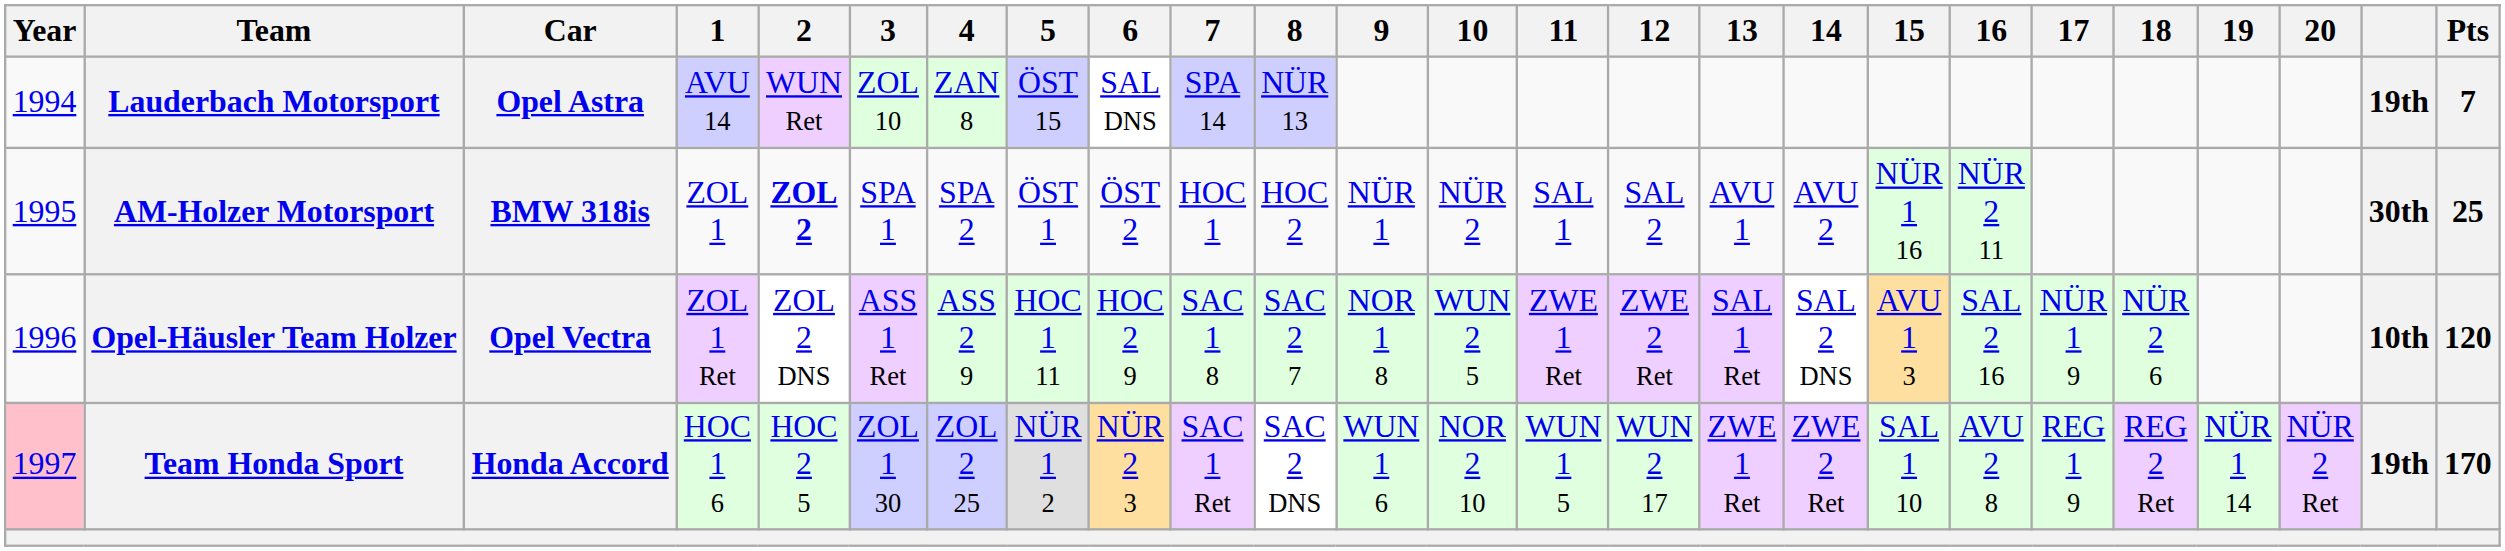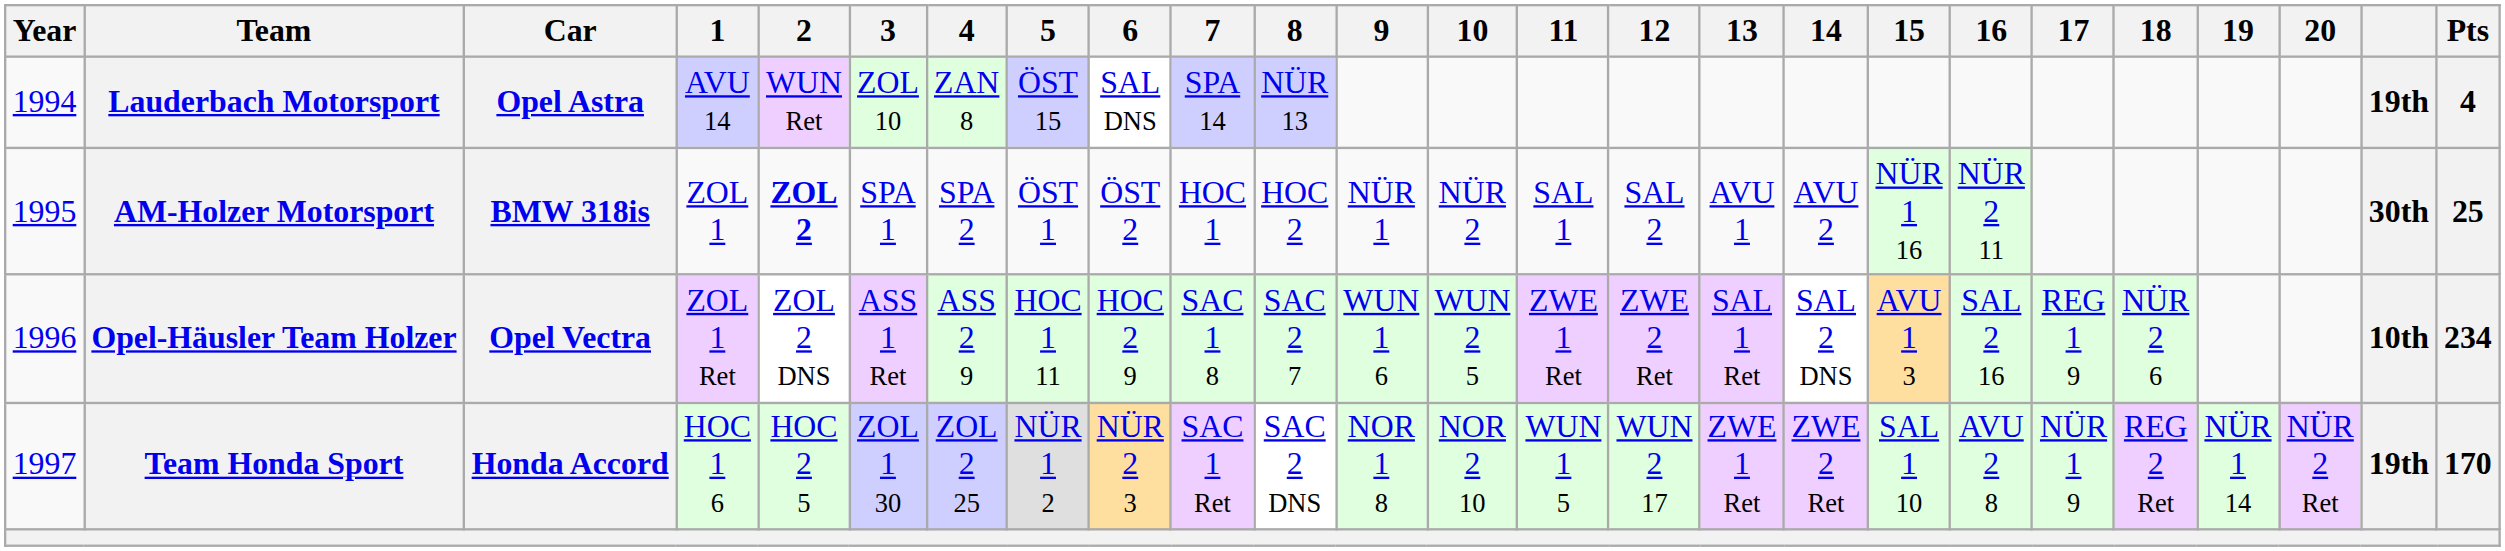(2468, 101) 7 -> (2468, 101) 4
(1381, 336) NOR 1 8 -> (1381, 336) WUN 1 6
(2074, 336) NÜR 1 9 -> (2074, 336) REG 1 9
(2468, 337) 120 -> (2468, 337) 234
(45, 465) pink background -> (45, 465) no background
(1381, 463) WUN 1 6 -> (1381, 463) NOR 1 8
(2074, 463) REG 1 9 -> (2074, 463) NÜR 1 9
